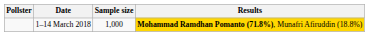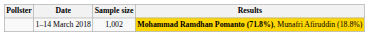(114, 24) 1,000 -> (114, 24) 1,002
